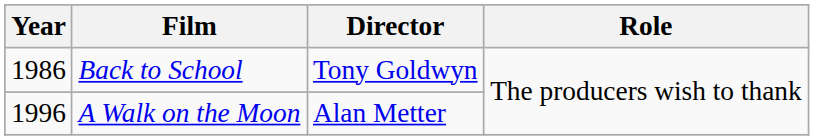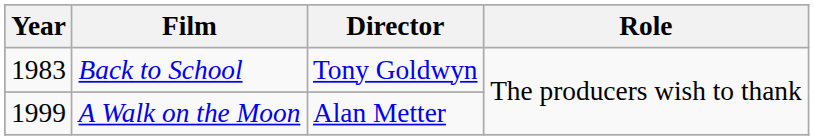(39, 69) 1986 -> (39, 69) 1983
(39, 112) 1996 -> (39, 112) 1999
